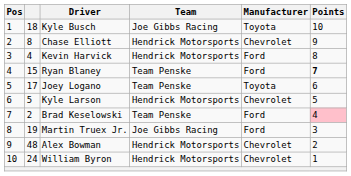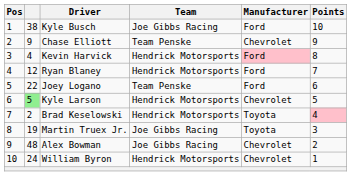(32, 26) 18 -> (32, 26) 38
(260, 26) Toyota -> (254, 26) Ford
(30, 41) 8 -> (30, 41) 9
(186, 41) Hendrick Motorsports -> (162, 41) Team Penske
(254, 56) no background -> (254, 56) pink background
(32, 71) 15 -> (32, 71) 12
(162, 71) Team Penske -> (186, 71) Hendrick Motorsports
(315, 71) bold -> (315, 71) normal
(32, 85) 17 -> (32, 85) 22
(260, 85) Toyota -> (254, 85) Ford
(30, 100) no background -> (30, 100) lightgreen background
(162, 115) Team Penske -> (186, 115) Hendrick Motorsports
(254, 115) Ford -> (260, 115) Toyota
(254, 130) Ford -> (260, 130) Toyota
(186, 144) Hendrick Motorsports -> (175, 144) Joe Gibbs Racing
